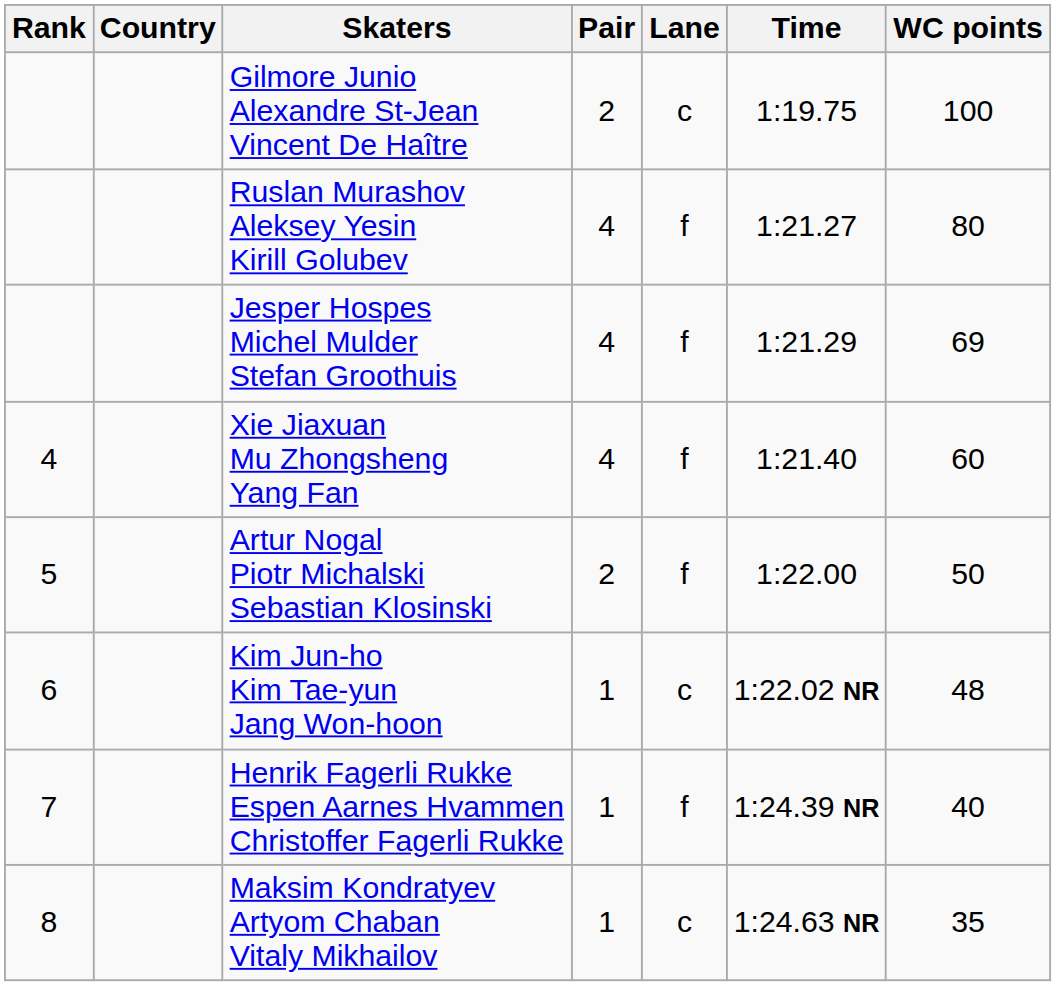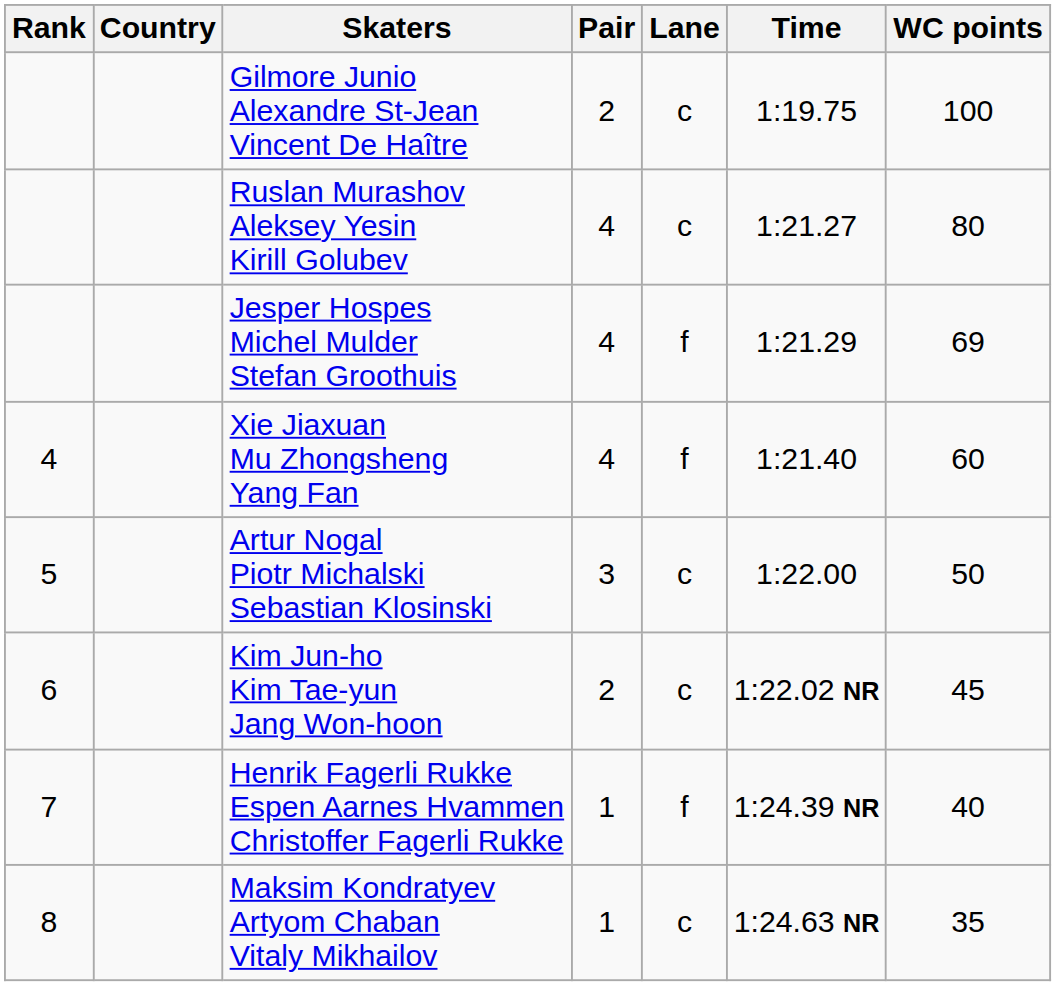(684, 226) f -> (684, 226) c
(607, 574) 2 -> (607, 574) 3
(684, 574) f -> (684, 574) c
(607, 690) 1 -> (607, 690) 2
(968, 690) 48 -> (968, 690) 45
